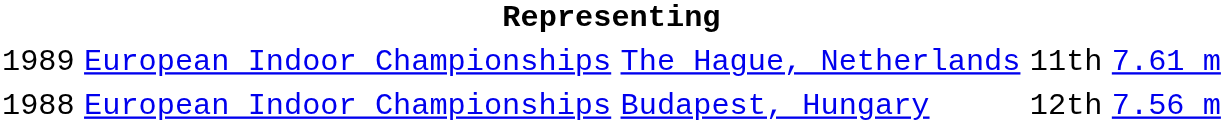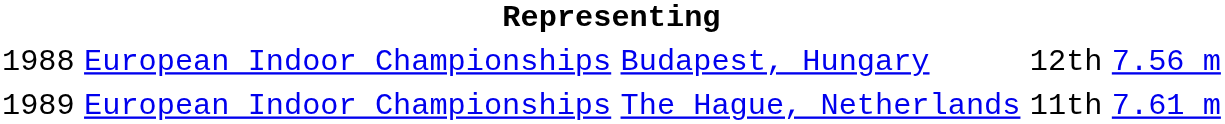rows swapped: (775, 106) <-> (820, 62)
